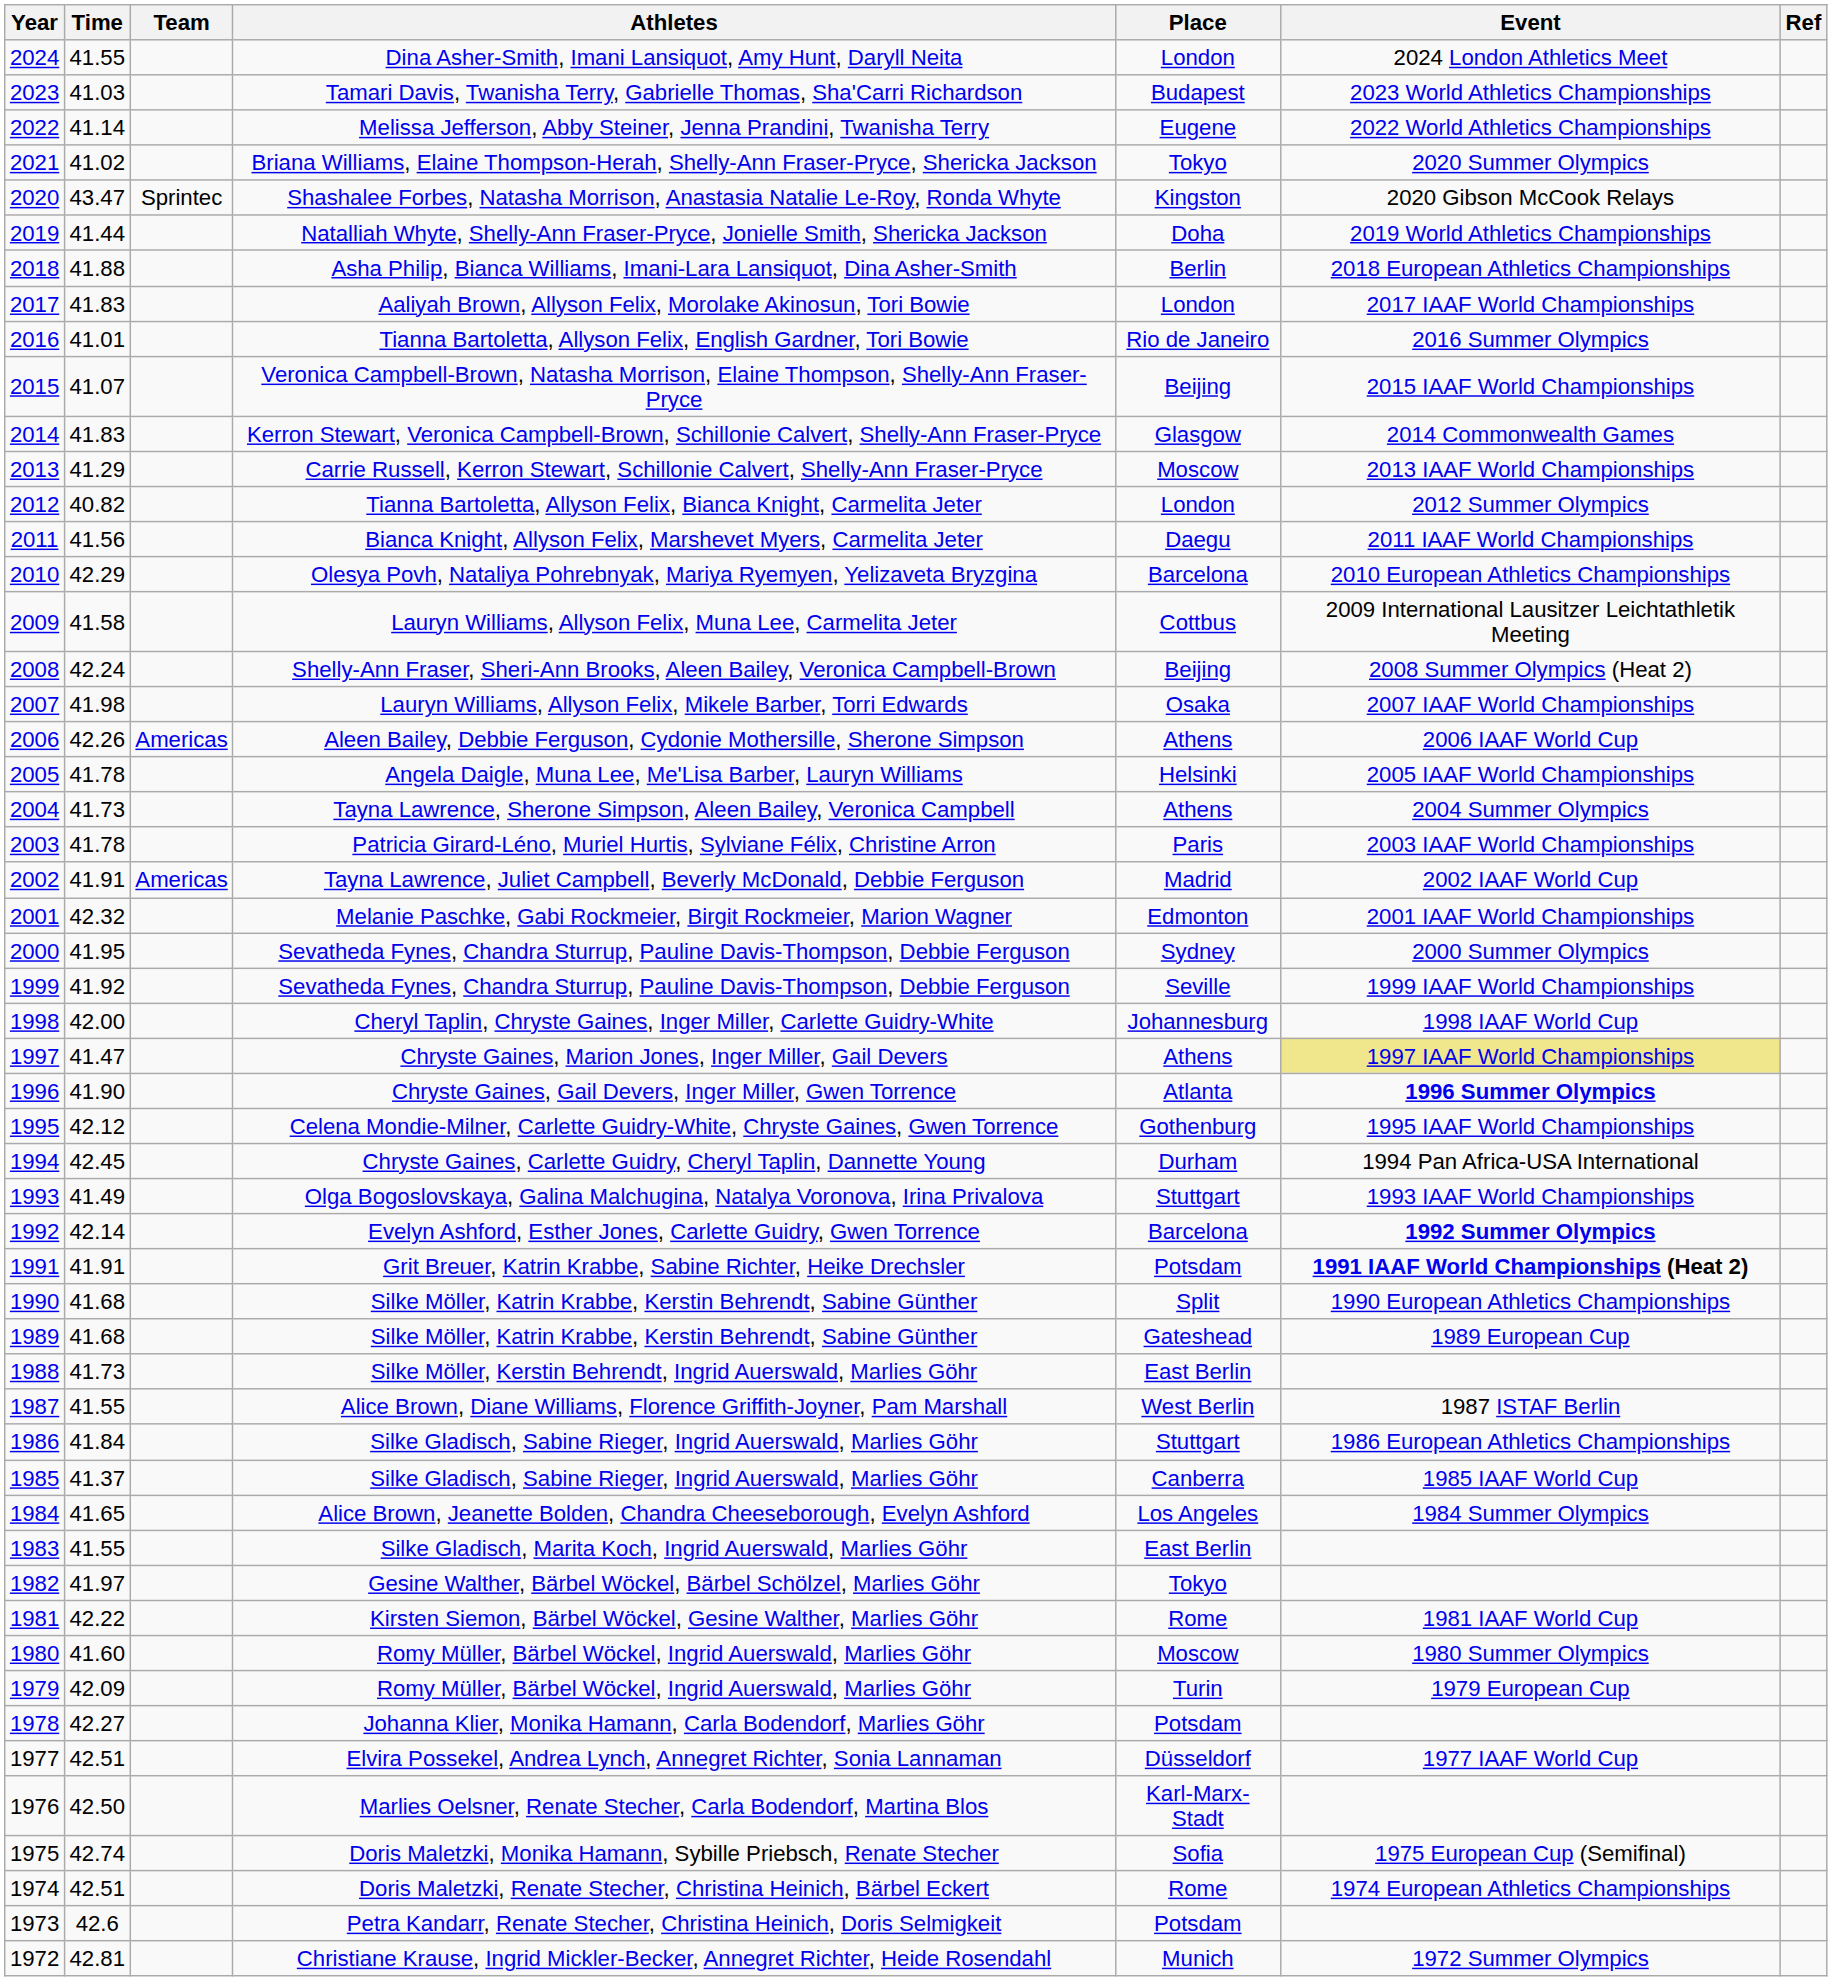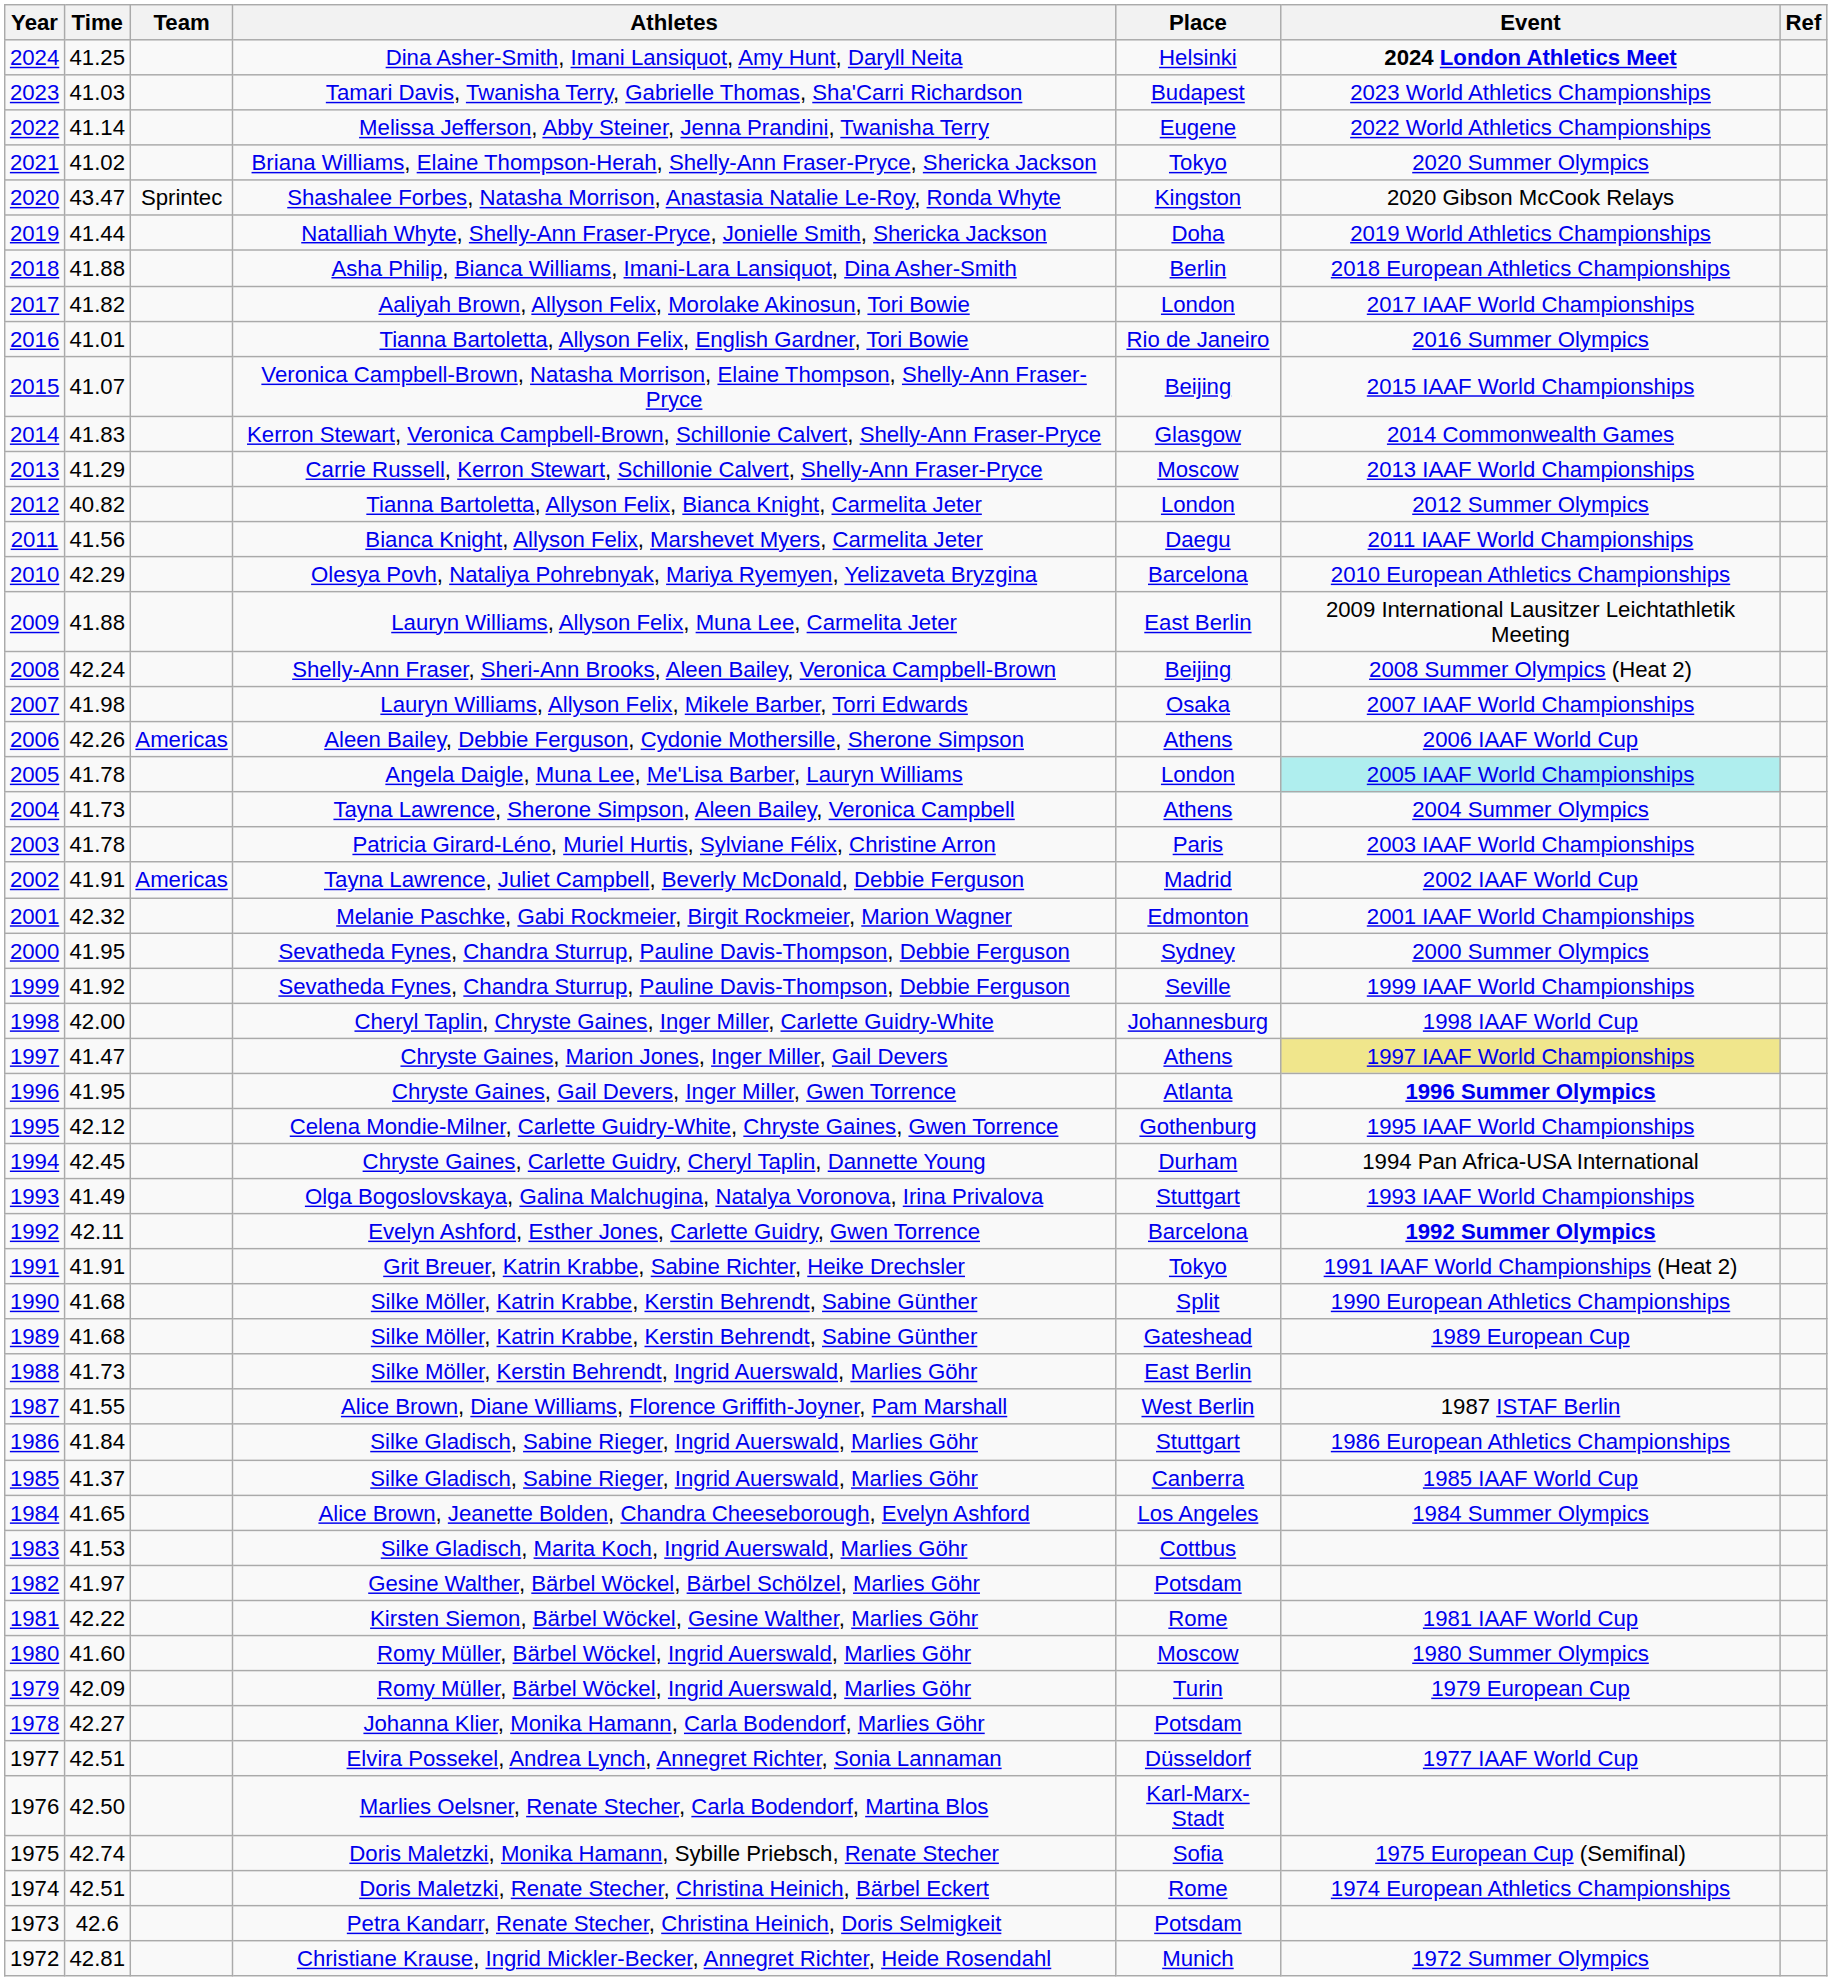(97, 58) 41.55 -> (97, 58) 41.25
(1198, 58) London -> (1198, 58) Helsinki
(1530, 58) normal -> (1531, 58) bold
(97, 304) 41.83 -> (97, 304) 41.82
(97, 622) 41.58 -> (97, 622) 41.88
(1198, 622) Cottbus -> (1198, 622) East Berlin
(1198, 775) Helsinki -> (1198, 775) London
(1530, 775) no background -> (1531, 775) paleturquoise background
(97, 1091) 41.90 -> (97, 1091) 41.95
(97, 1231) 42.14 -> (97, 1231) 42.11
(1198, 1267) Potsdam -> (1198, 1267) Tokyo
(1530, 1267) bold -> (1531, 1267) normal
(97, 1548) 41.55 -> (97, 1548) 41.53
(1198, 1548) East Berlin -> (1198, 1548) Cottbus
(1198, 1583) Tokyo -> (1198, 1583) Potsdam
